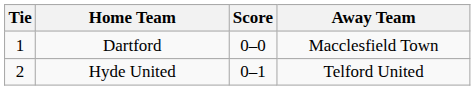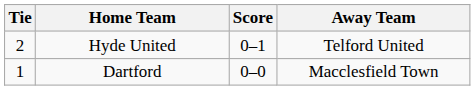rows swapped: (132, 44) <-> (132, 71)
